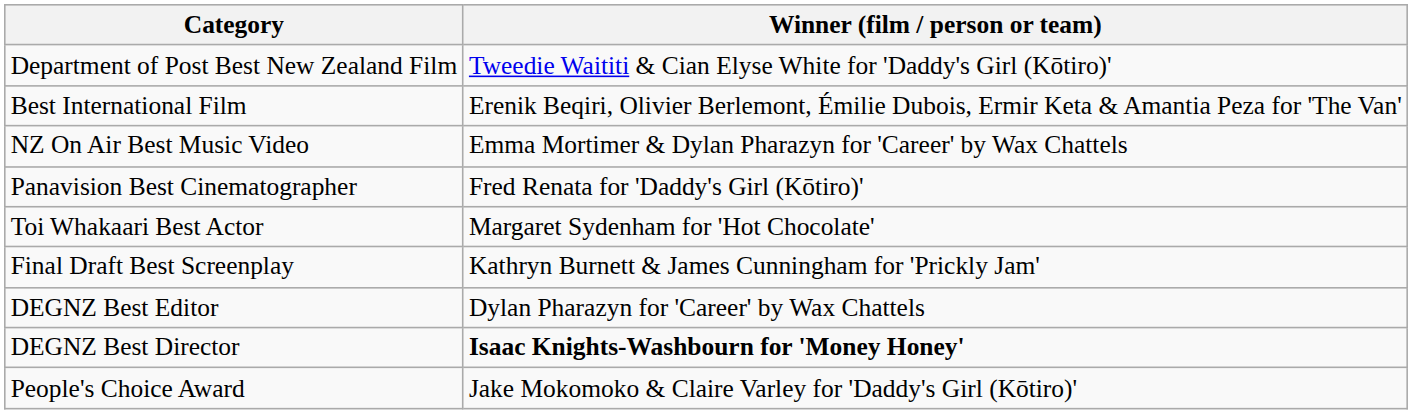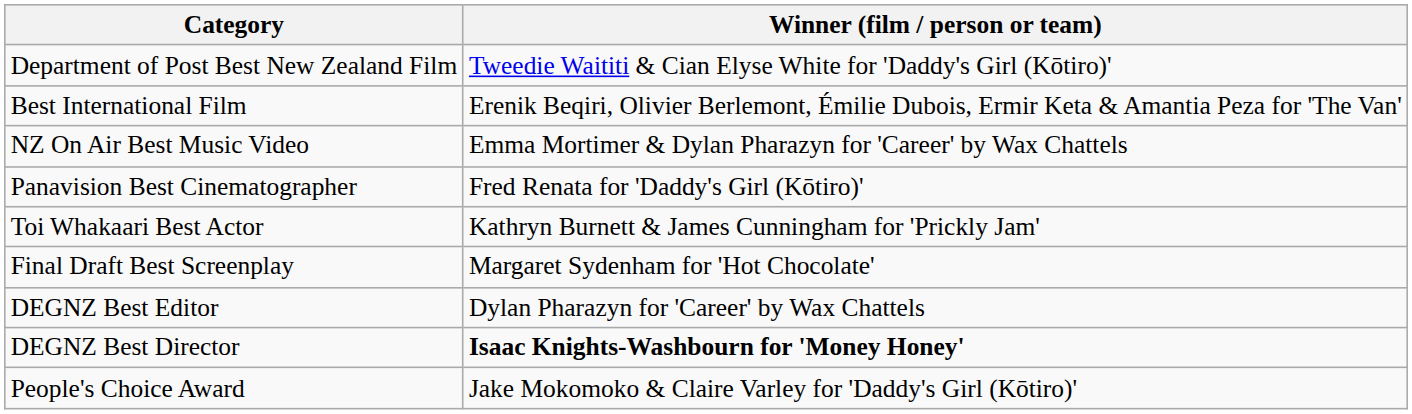(672, 226) Margaret Sydenham for 'Hot Chocolate' -> (754, 226) Kathryn Burnett & James Cunningham for 'Prickly Jam'
(754, 266) Kathryn Burnett & James Cunningham for 'Prickly Jam' -> (672, 266) Margaret Sydenham for 'Hot Chocolate'
